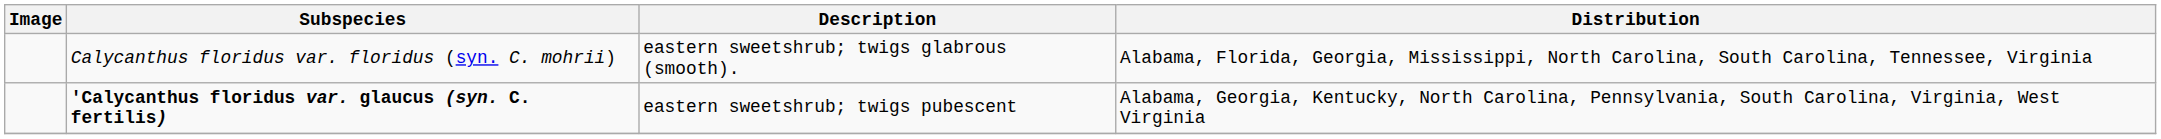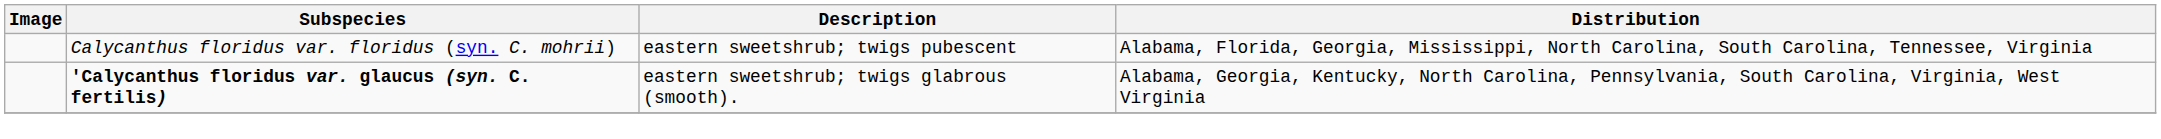(825, 59) eastern sweetshrub; twigs glabrous (smooth). -> (830, 48) eastern sweetshrub; twigs pubescent
(830, 108) eastern sweetshrub; twigs pubescent -> (825, 88) eastern sweetshrub; twigs glabrous (smooth).
